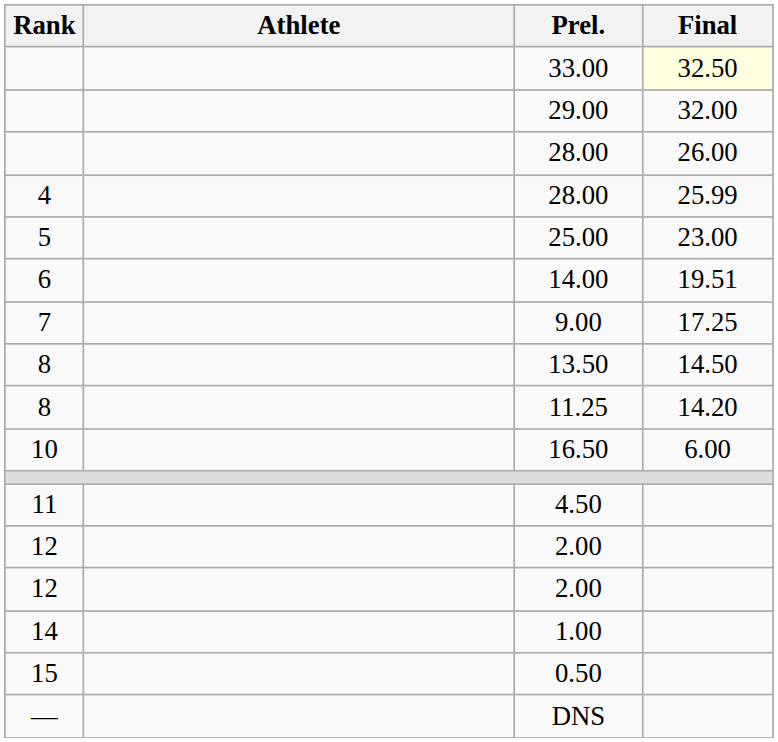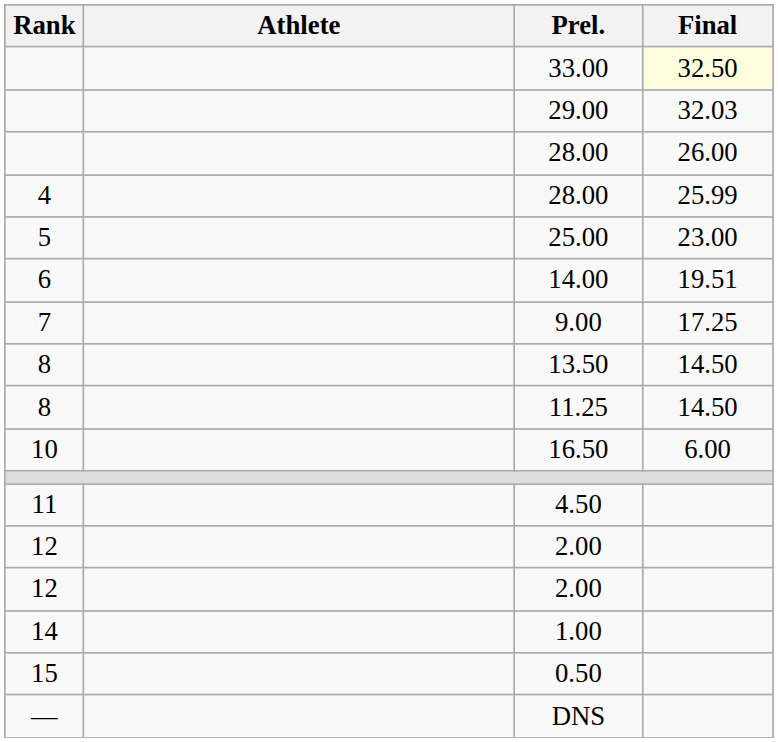(708, 110) 32.00 -> (708, 110) 32.03
(708, 407) 14.20 -> (708, 407) 14.50
